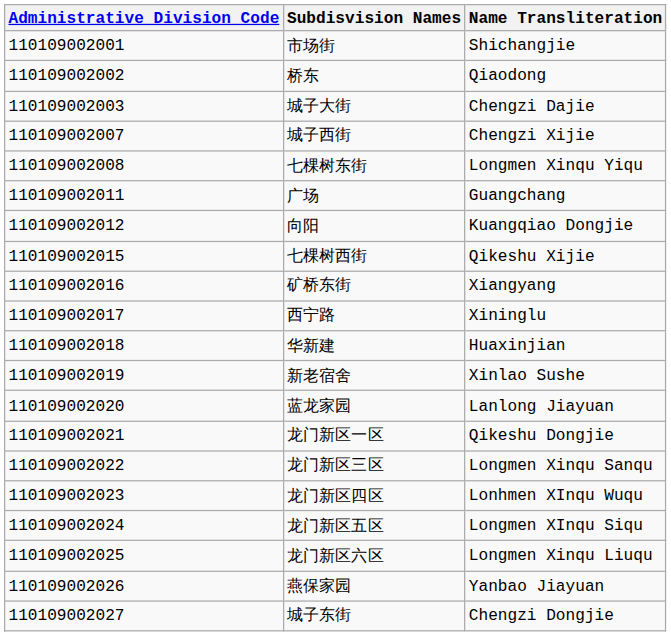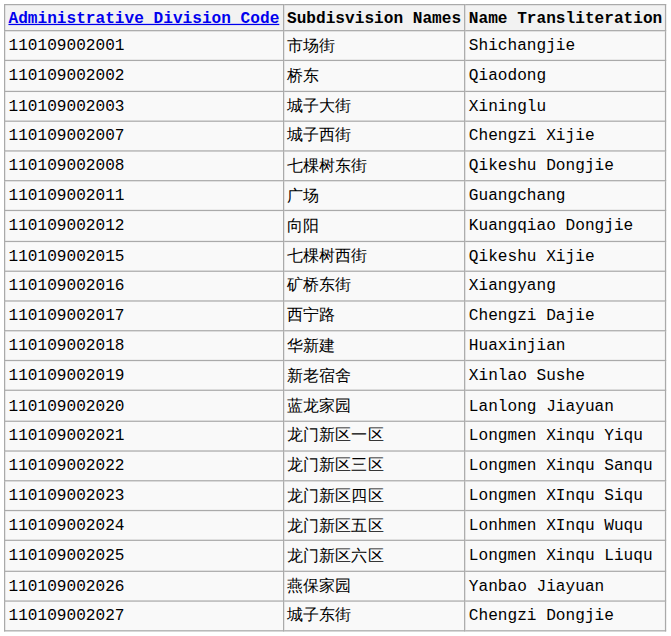(532, 106) Chengzi Dajie -> (508, 106) Xininglu
(556, 166) Longmen Xinqu Yiqu -> (541, 166) Qikeshu Dongjie
(508, 316) Xininglu -> (532, 316) Chengzi Dajie
(541, 436) Qikeshu Dongjie -> (556, 436) Longmen Xinqu Yiqu
(556, 496) Lonhmen XInqu Wuqu -> (556, 496) Longmen XInqu Siqu
(556, 526) Longmen XInqu Siqu -> (556, 526) Lonhmen XInqu Wuqu
